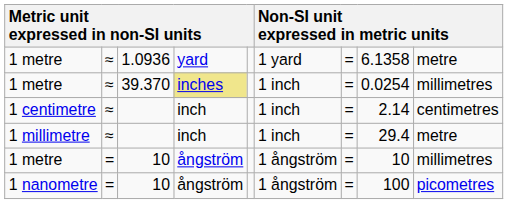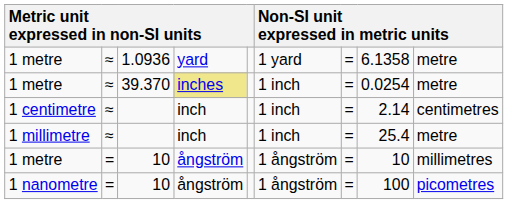(455, 85) millimetres -> (437, 85) metre
(394, 135) 29.4 -> (394, 135) 25.4
